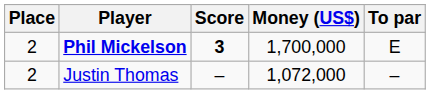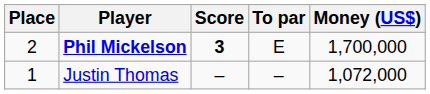columns swapped: (395, 18) <-> (306, 18)
(32, 74) 2 -> (32, 74) 1
